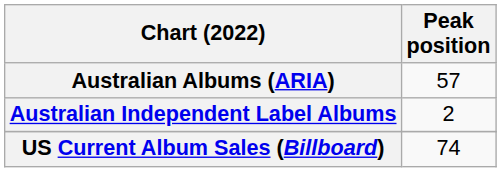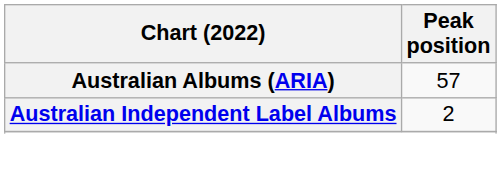- row: (203, 148)
